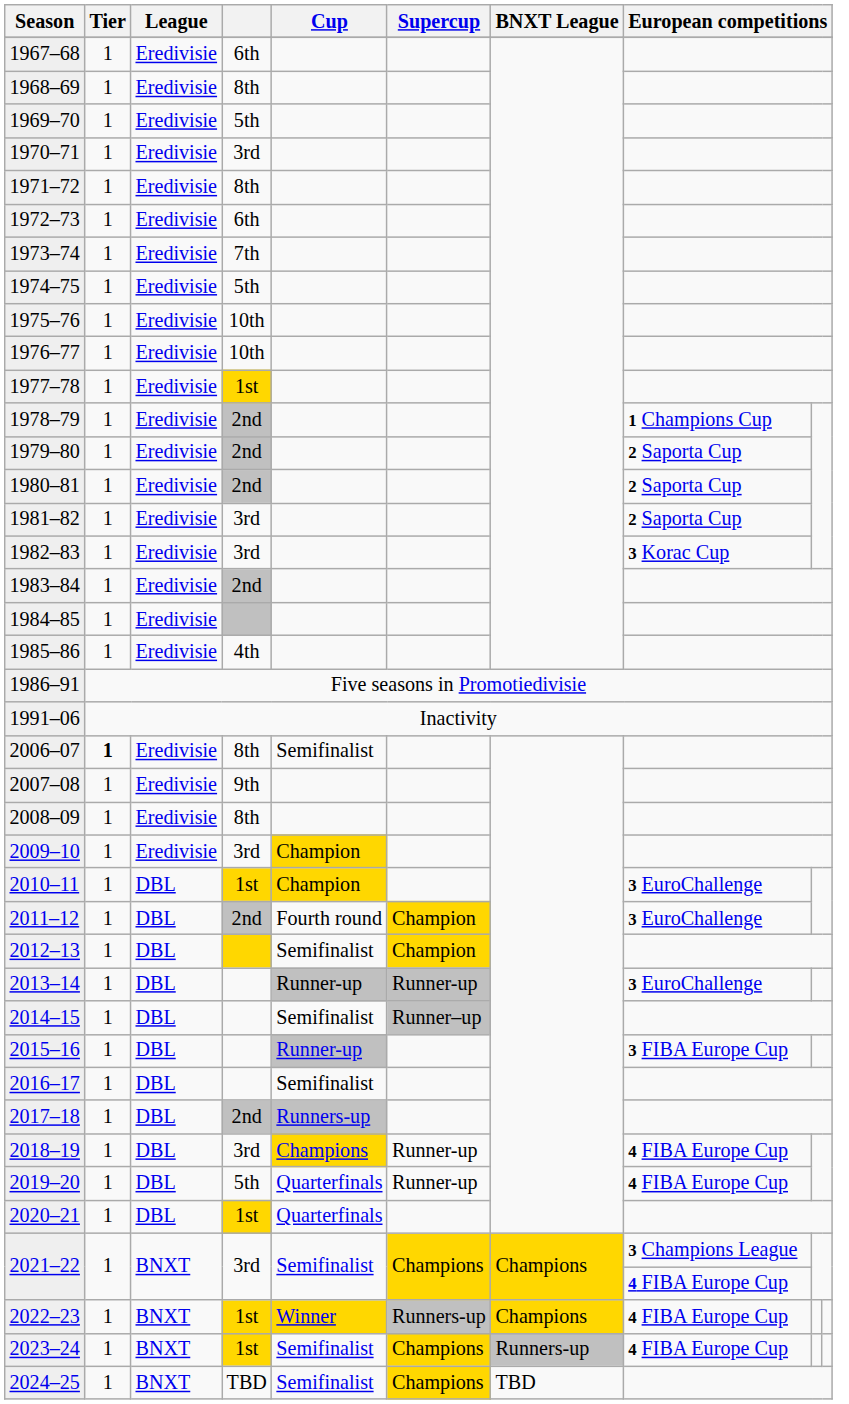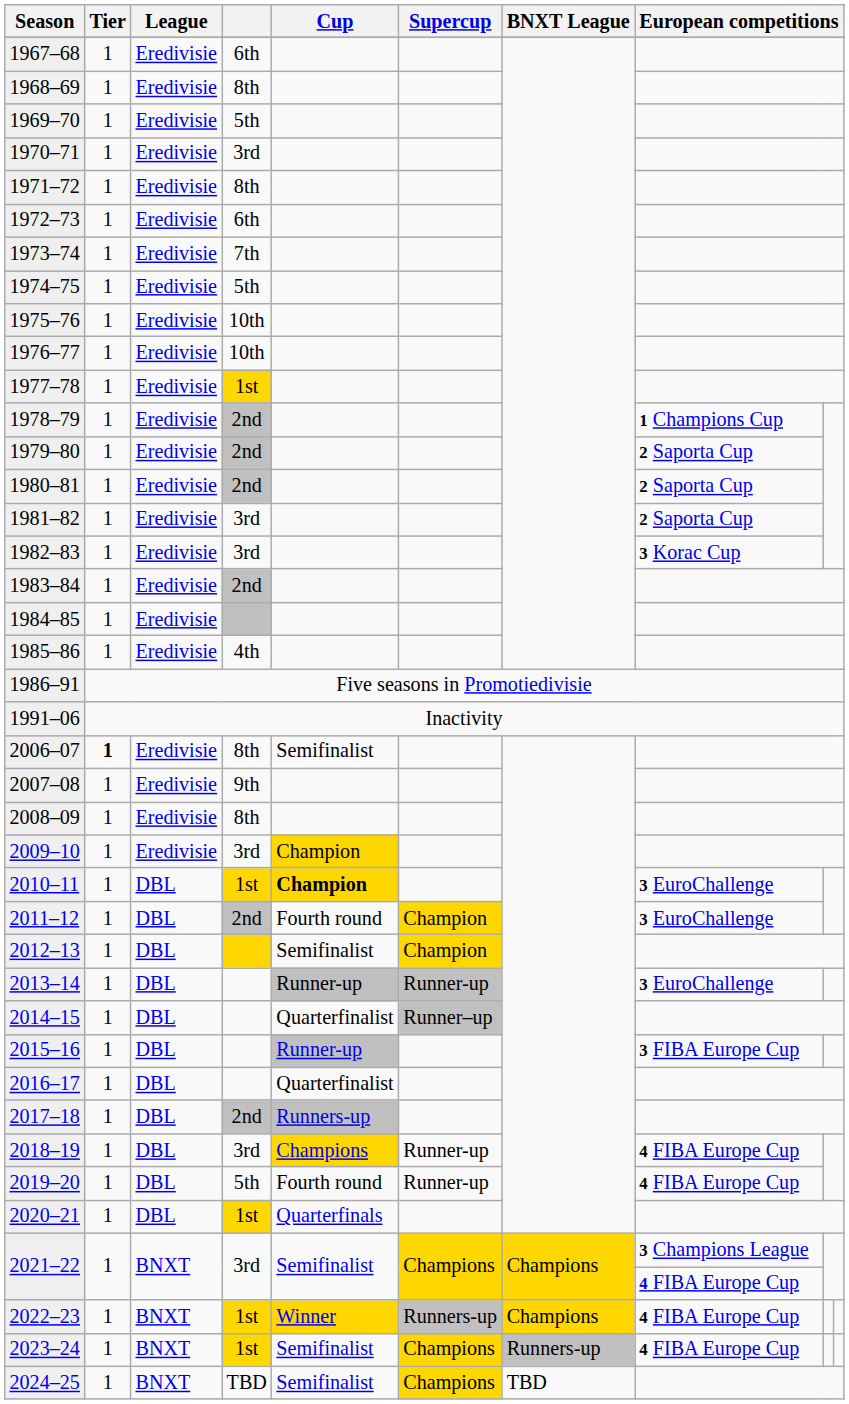(318, 884) normal -> (322, 884) bold
(325, 1016) Semifinalist -> (335, 1016) Quarterfinalist
(325, 1083) Semifinalist -> (335, 1083) Quarterfinalist
(329, 1182) Quarterfinals -> (329, 1182) Fourth round
